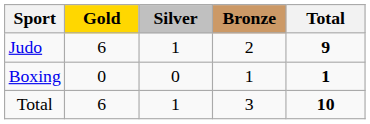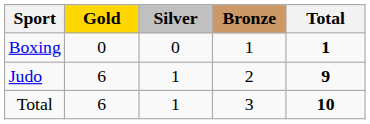rows swapped: (25, 46) <-> (35, 75)
